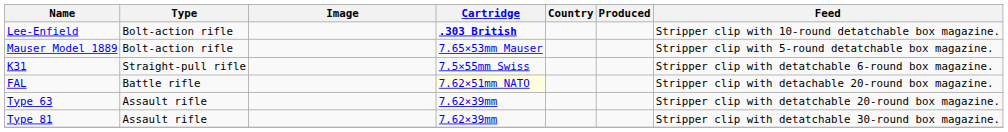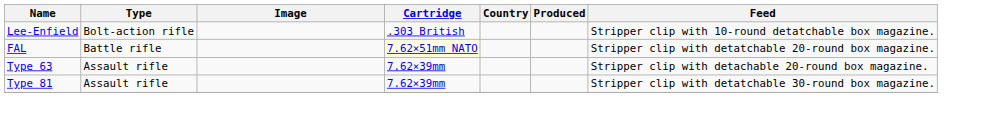(478, 31) bold -> (426, 31) normal
- row: (62, 48)
- row: (17, 66)
(825, 84) Stripper clip with detachable 20-round box magazine. -> (763, 48) Stripper clip with detatchable 20-round box magazine.
(828, 101) Stripper clip with detatchable 20-round box magazine. -> (760, 66) Stripper clip with detachable 20-round box magazine.
